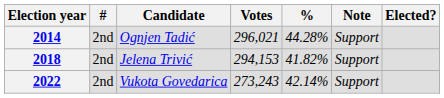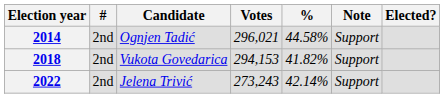(307, 37) 44.28% -> (307, 37) 44.58%
(156, 59) Jelena Trivić -> (174, 59) Vukota Govedarica
(174, 81) Vukota Govedarica -> (156, 81) Jelena Trivić
